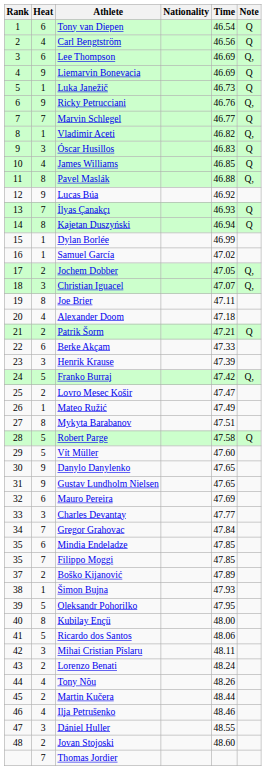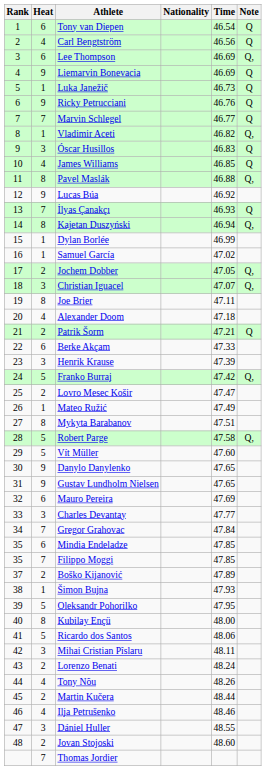(249, 103) Q, -> (249, 103) Q
(249, 225) Q -> (249, 225) Q,
(249, 438) Q -> (249, 438) Q,
